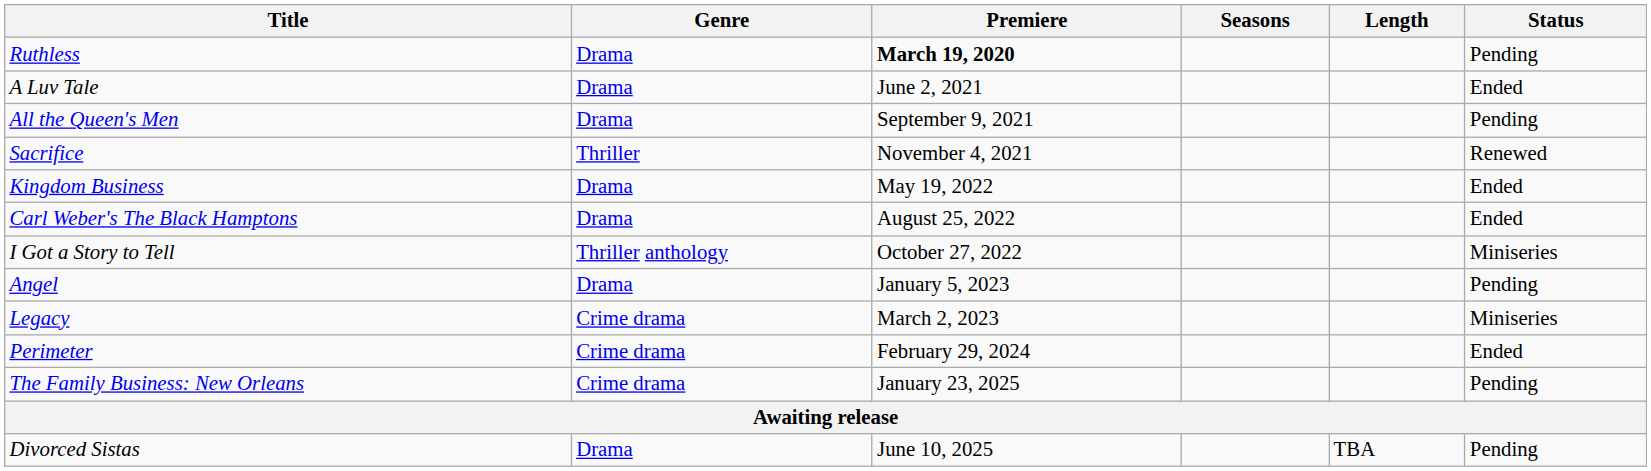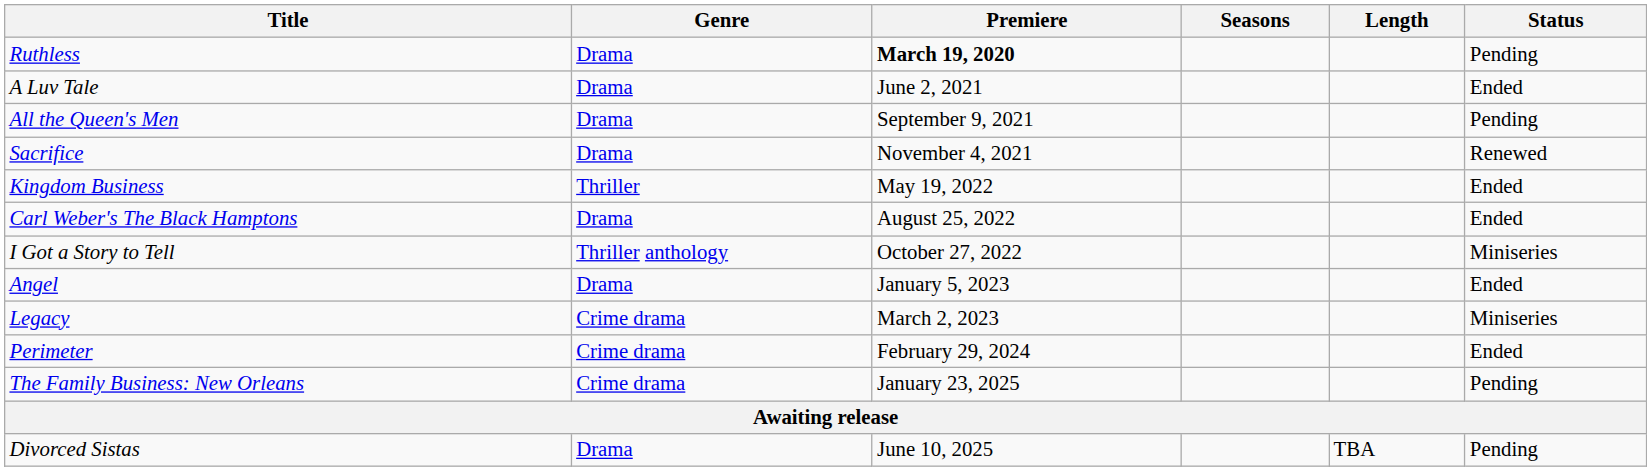(608, 152) Thriller -> (604, 152) Drama
(604, 185) Drama -> (608, 185) Thriller
(1504, 284) Pending -> (1496, 284) Ended
